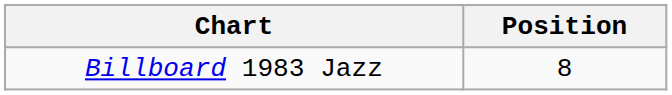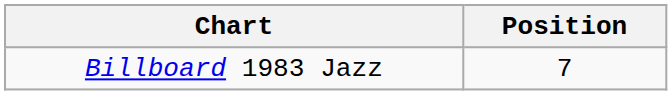(565, 69) 8 -> (565, 69) 7
